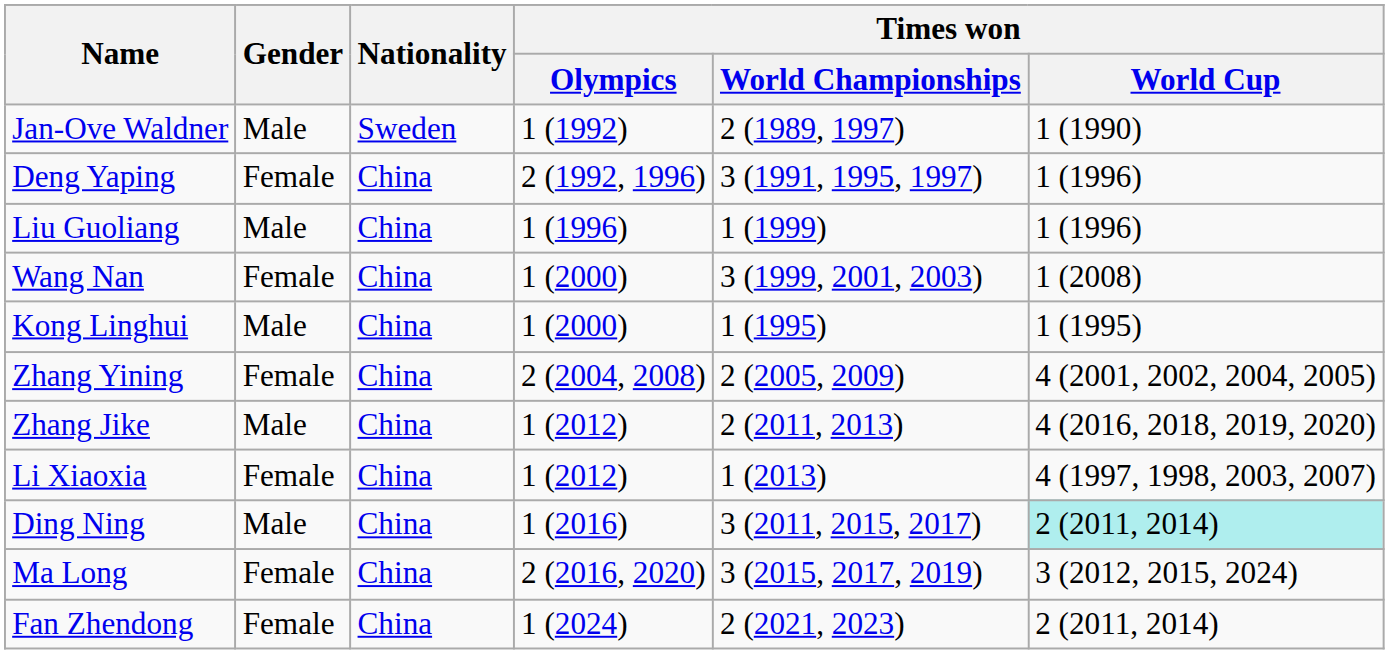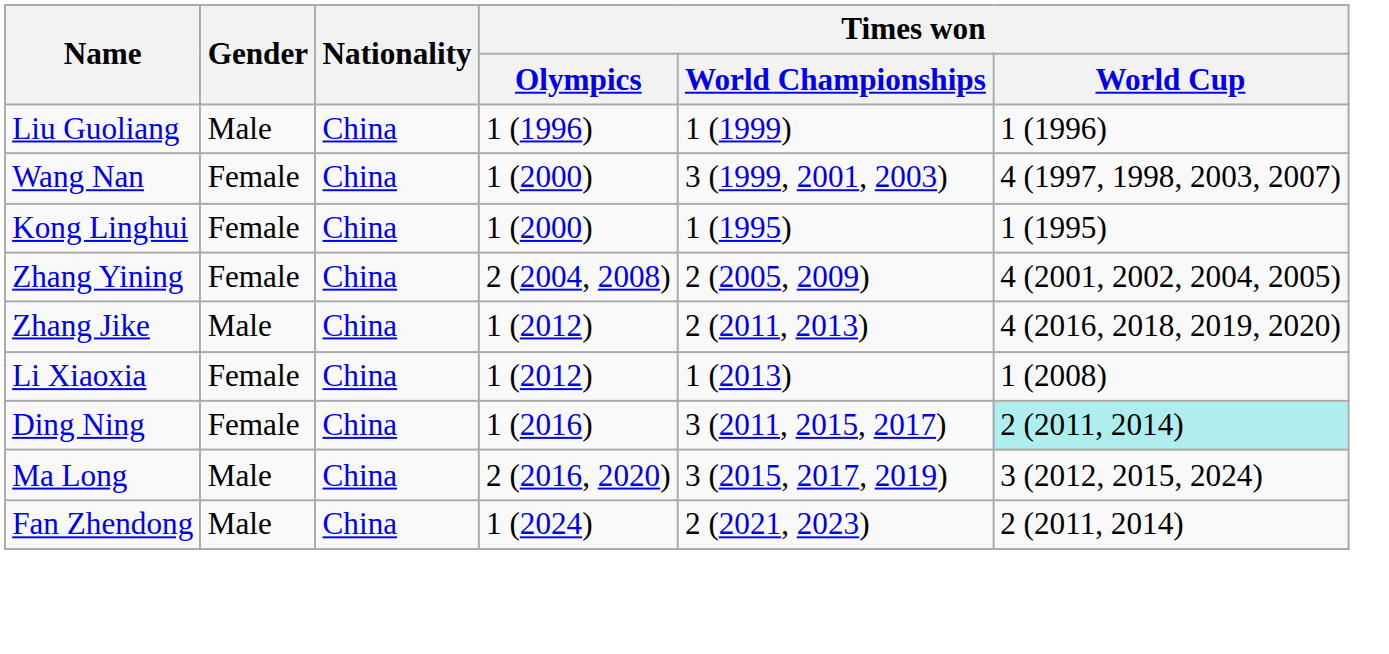- row: (120, 128)
- row: (94, 177)
(1089, 276) 1 (2008) -> (1170, 177) 4 (1997, 1998, 2003, 2007)
(275, 326) Male -> (254, 227) Female
(1206, 474) 4 (1997, 1998, 2003, 2007) -> (1053, 375) 1 (2008)
(275, 524) Male -> (254, 425) Female
(289, 573) Female -> (240, 474) Male
(289, 623) Female -> (240, 524) Male
